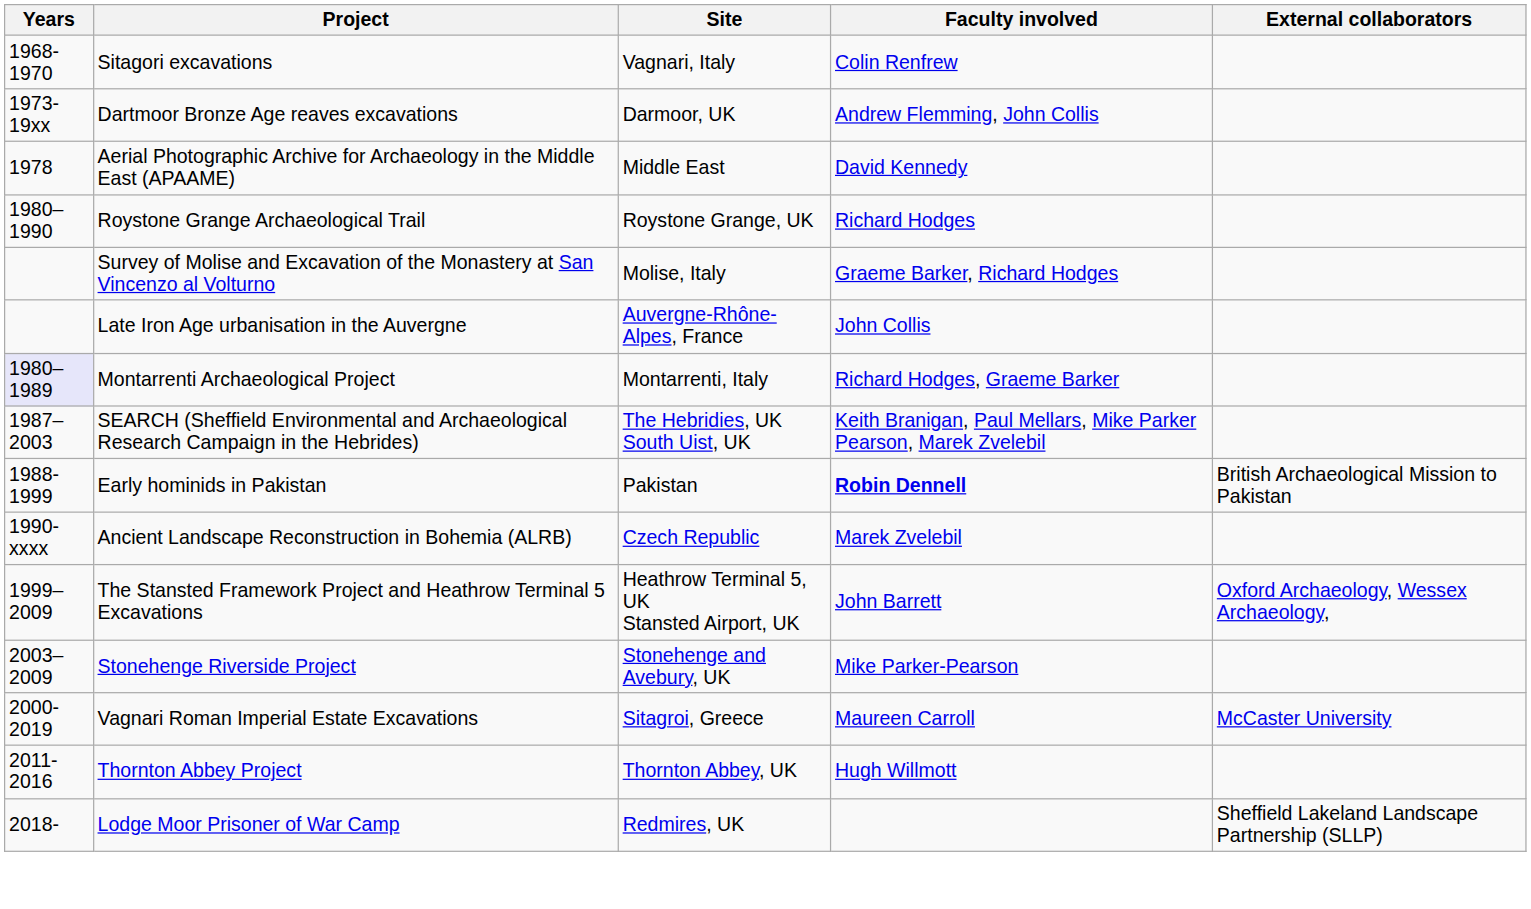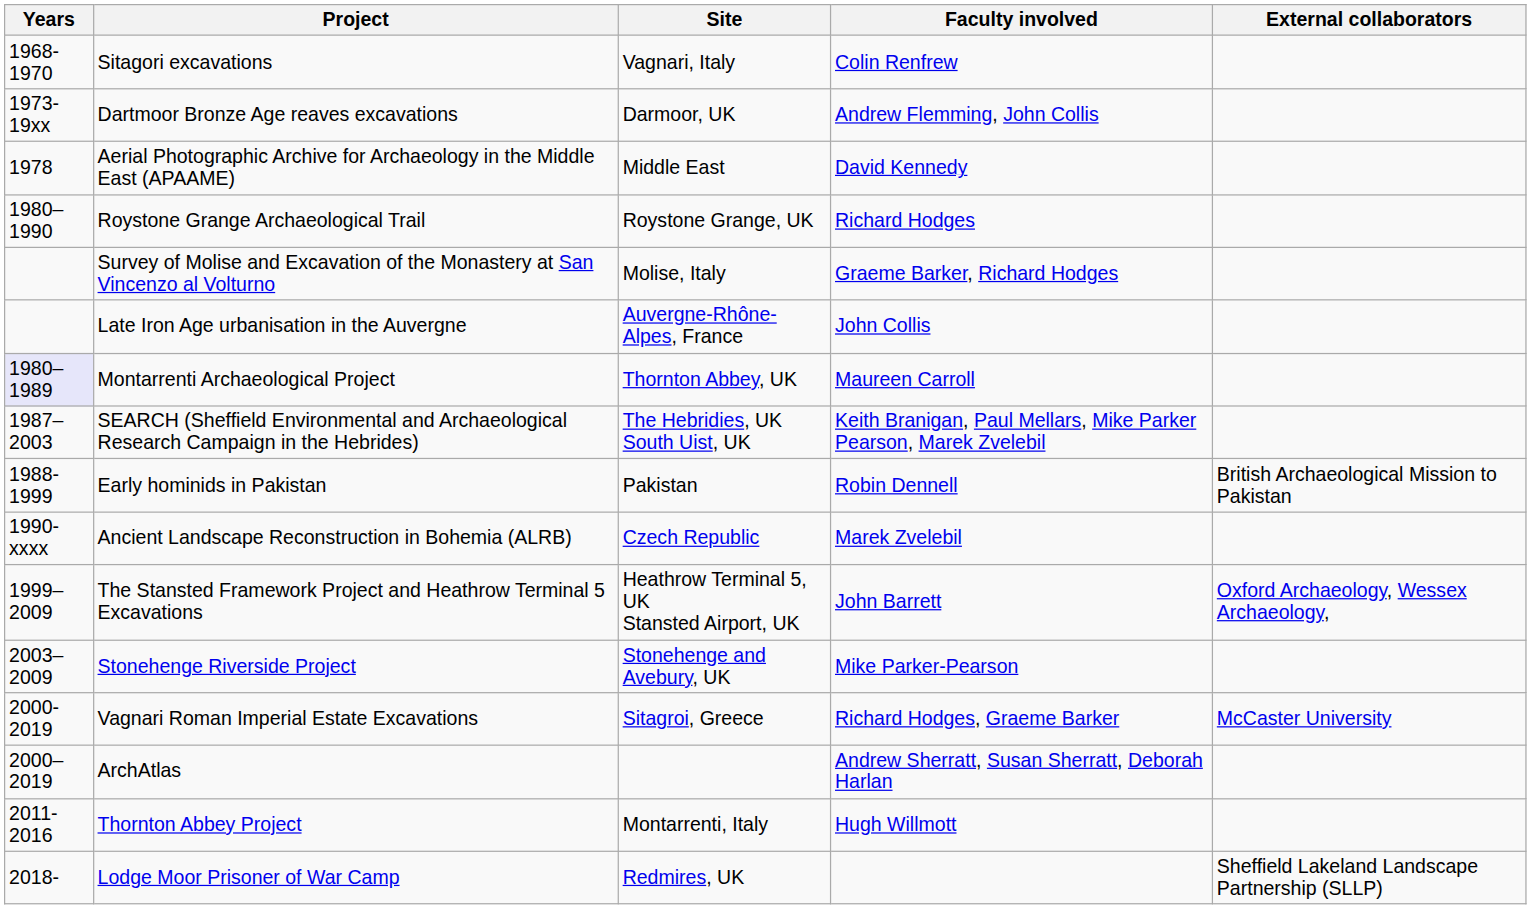(695, 379) Montarrenti, Italy -> (710, 379) Thornton Abbey, UK
(977, 379) Richard Hodges, Graeme Barker -> (905, 379) Maureen Carroll
(901, 485) bold -> (896, 485) normal
(905, 718) Maureen Carroll -> (977, 718) Richard Hodges, Graeme Barker
+ row: (139, 771)
(710, 771) Thornton Abbey, UK -> (695, 824) Montarrenti, Italy
